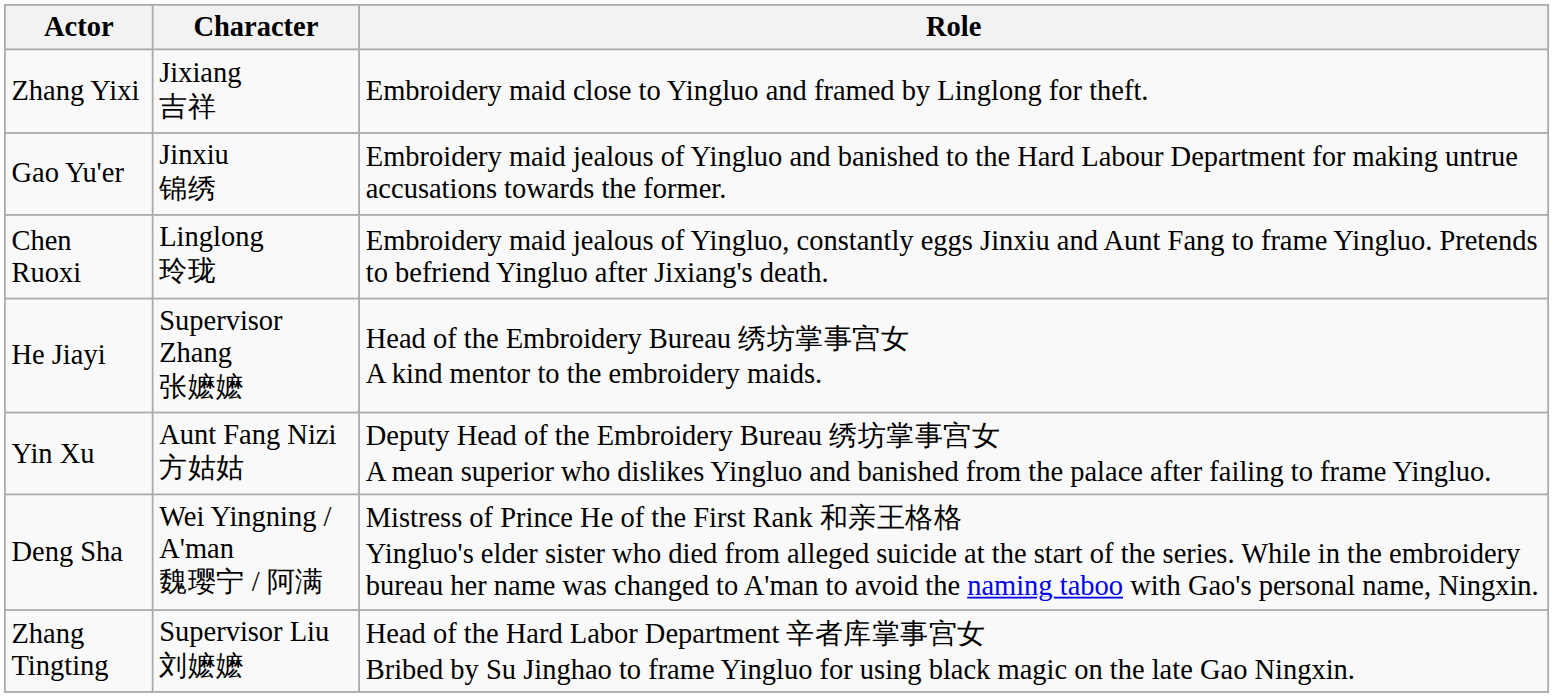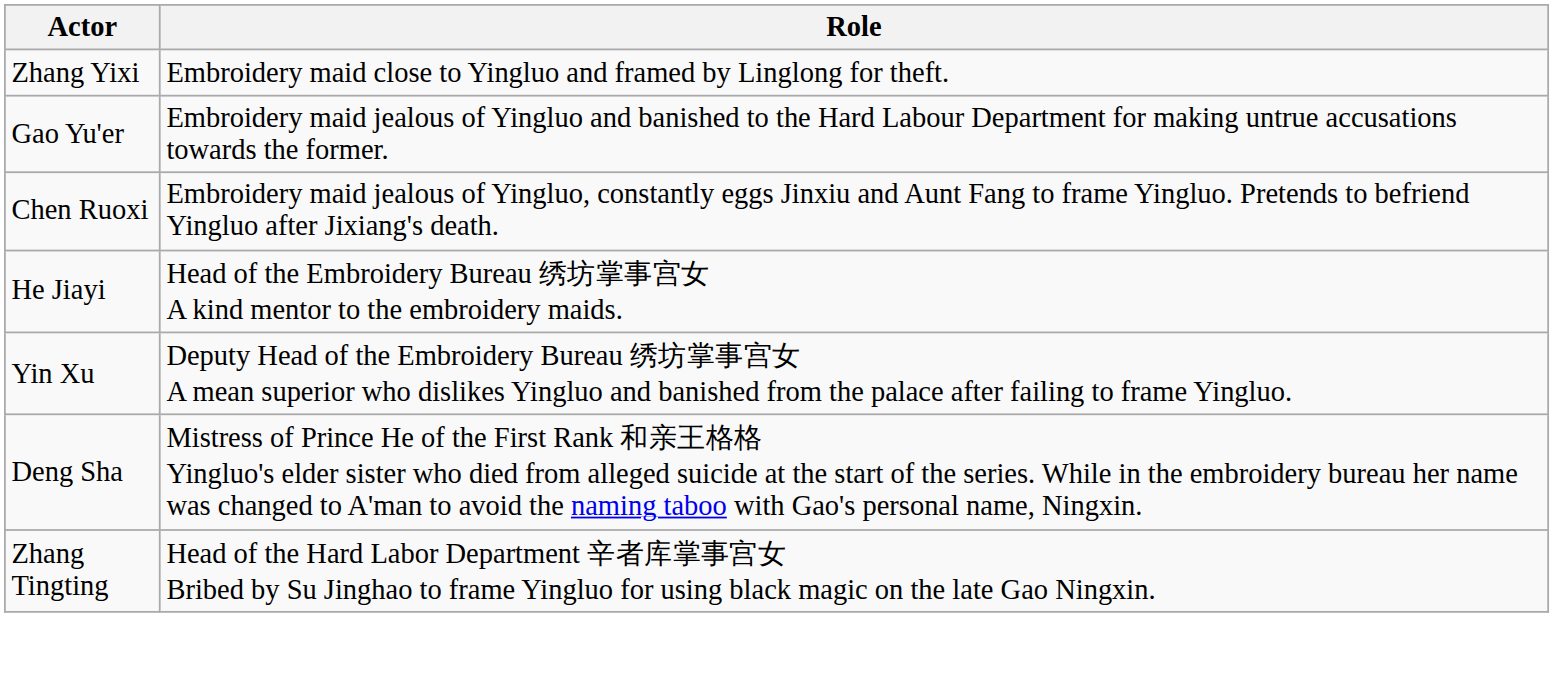- column: (256, 27)
